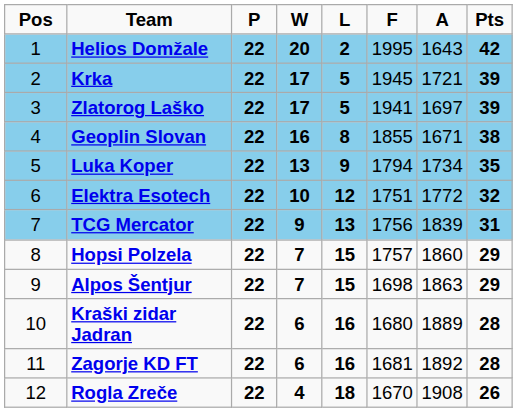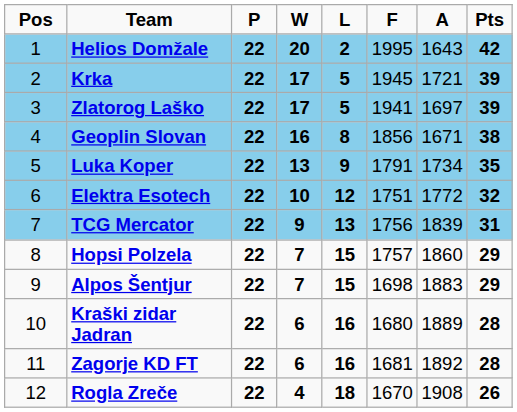(392, 137) 1855 -> (392, 137) 1856
(392, 166) 1794 -> (392, 166) 1791
(442, 284) 1863 -> (442, 284) 1883
